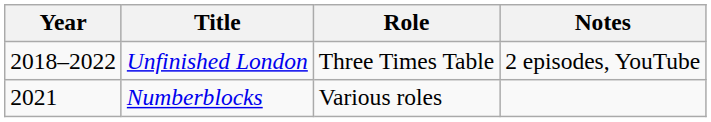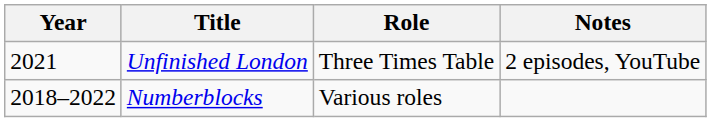(63, 60) 2018–2022 -> (34, 60) 2021
(34, 97) 2021 -> (63, 97) 2018–2022
